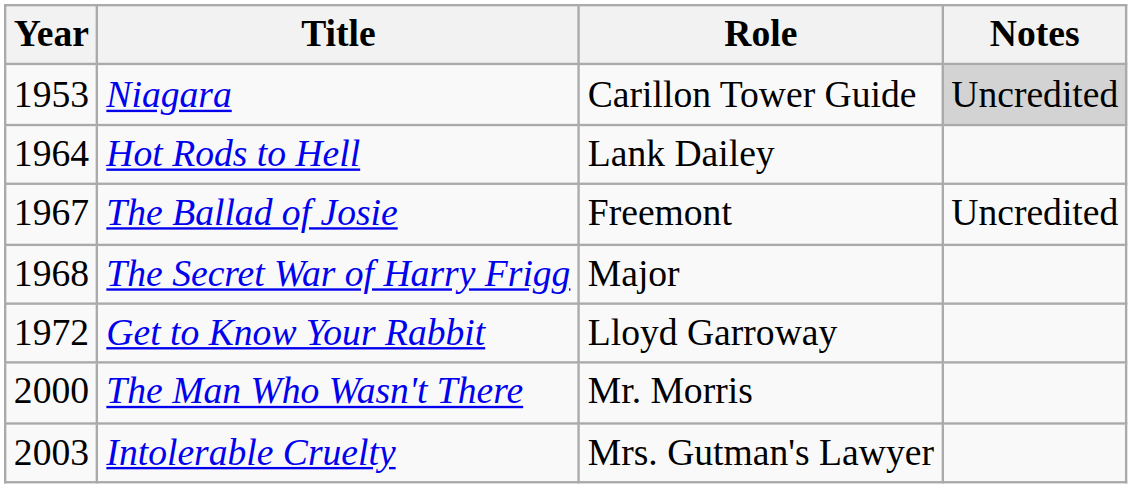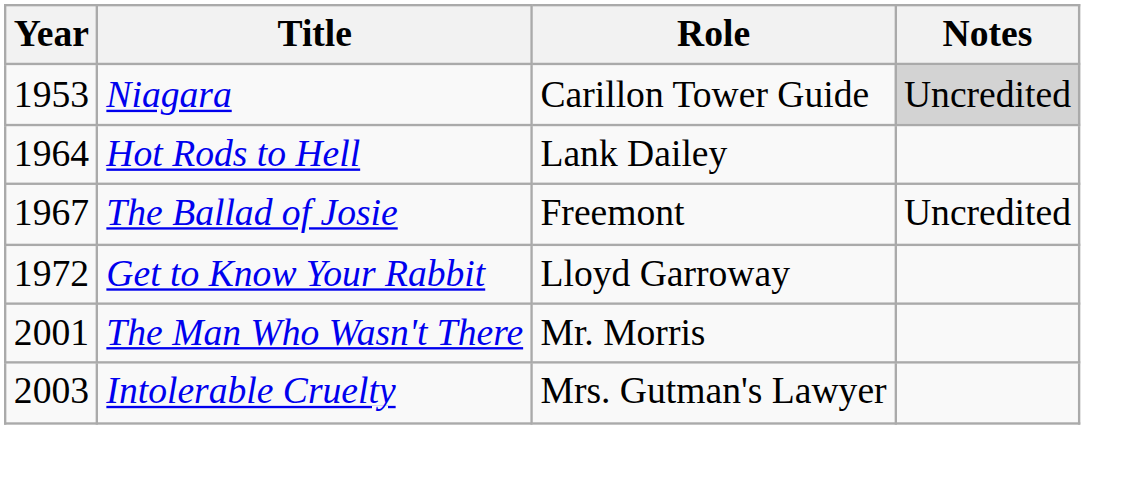- row: (338, 272)
(51, 392) 2000 -> (51, 332) 2001
